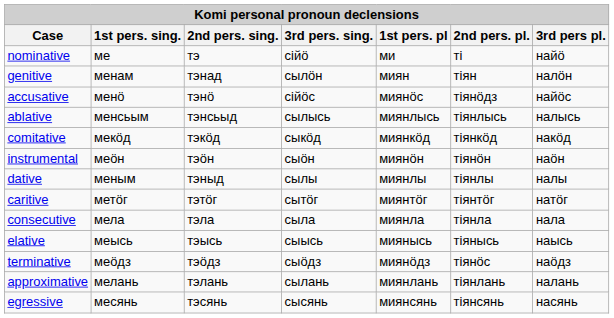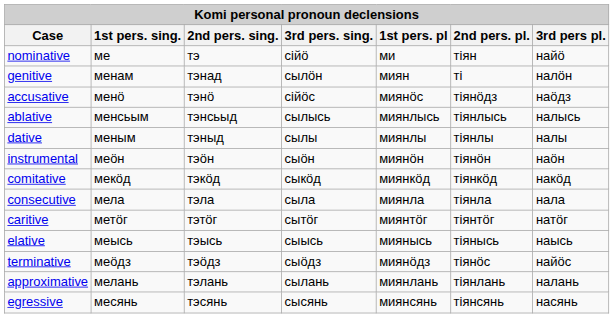(458, 55) ті -> (465, 55) тіян
(465, 76) тіян -> (458, 76) ті
(554, 96) найӧс -> (553, 96) наӧдз
rows swapped: (25, 179) <-> (37, 138)
rows swapped: (28, 199) <-> (42, 220)
(553, 261) наӧдз -> (554, 261) найӧс
